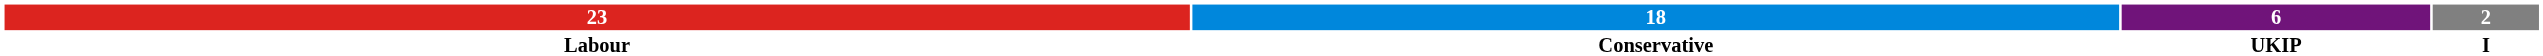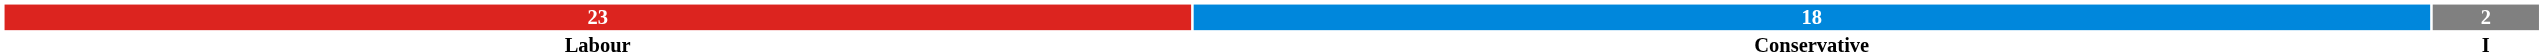- column: (2276, 17)
